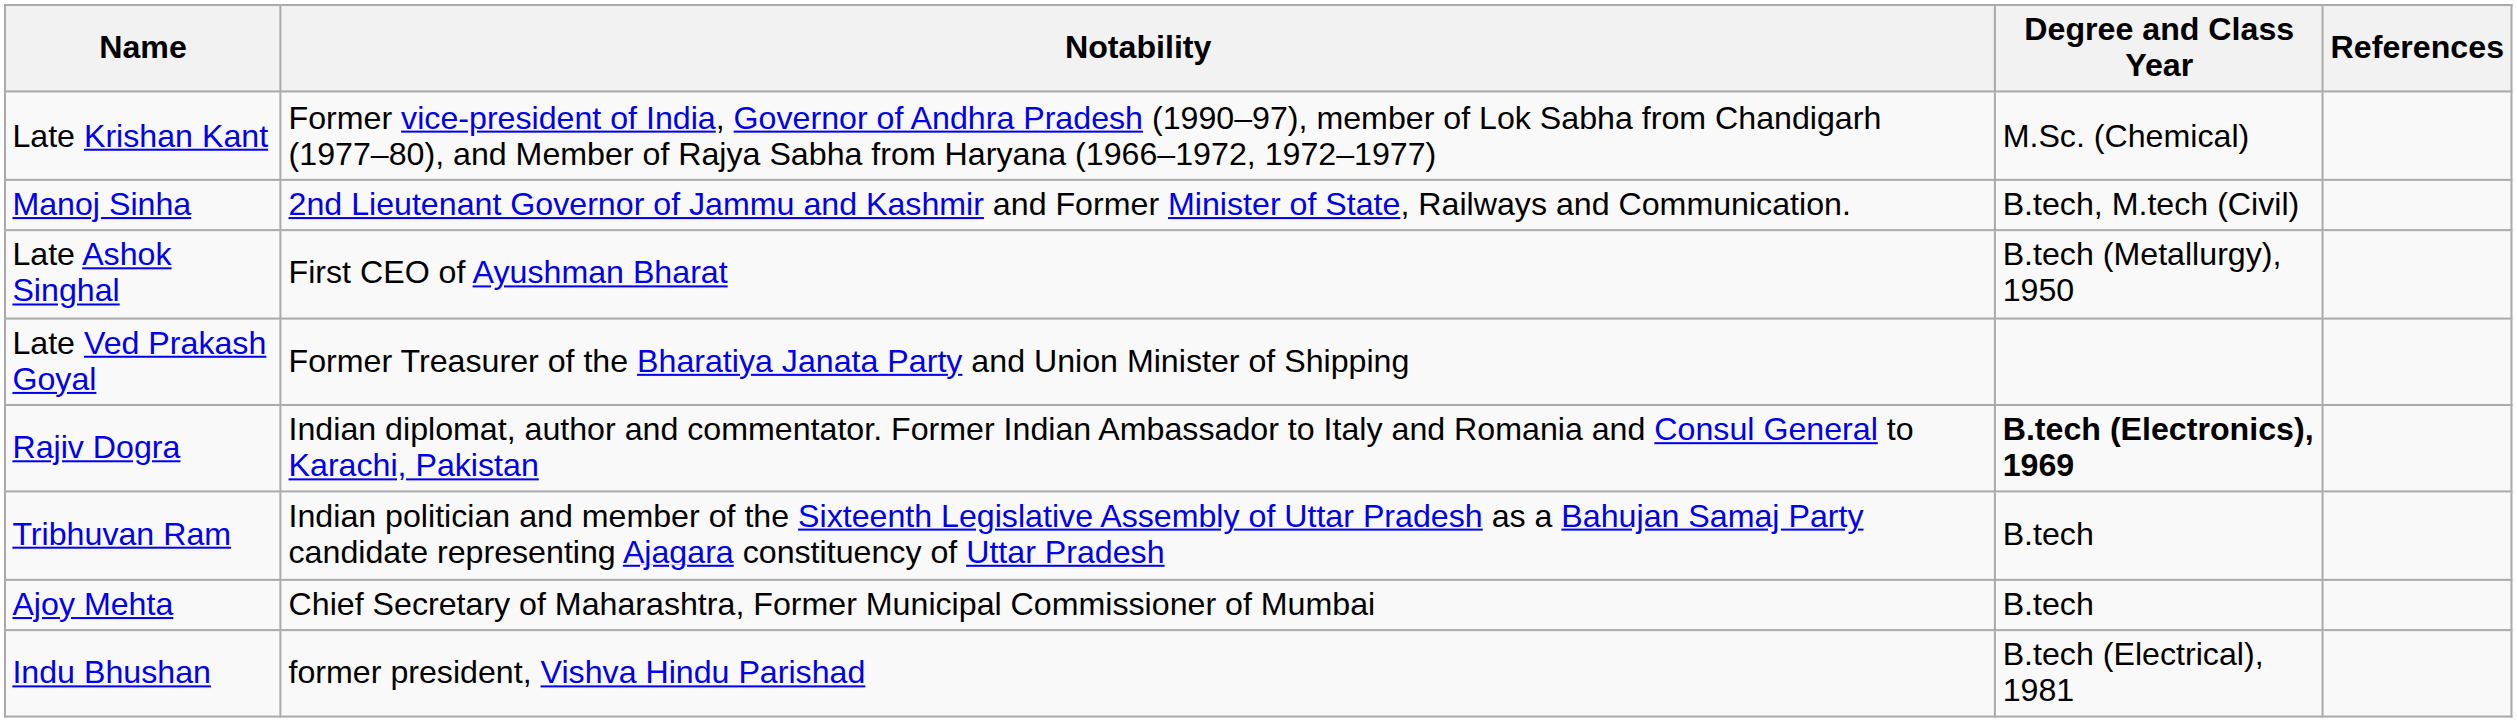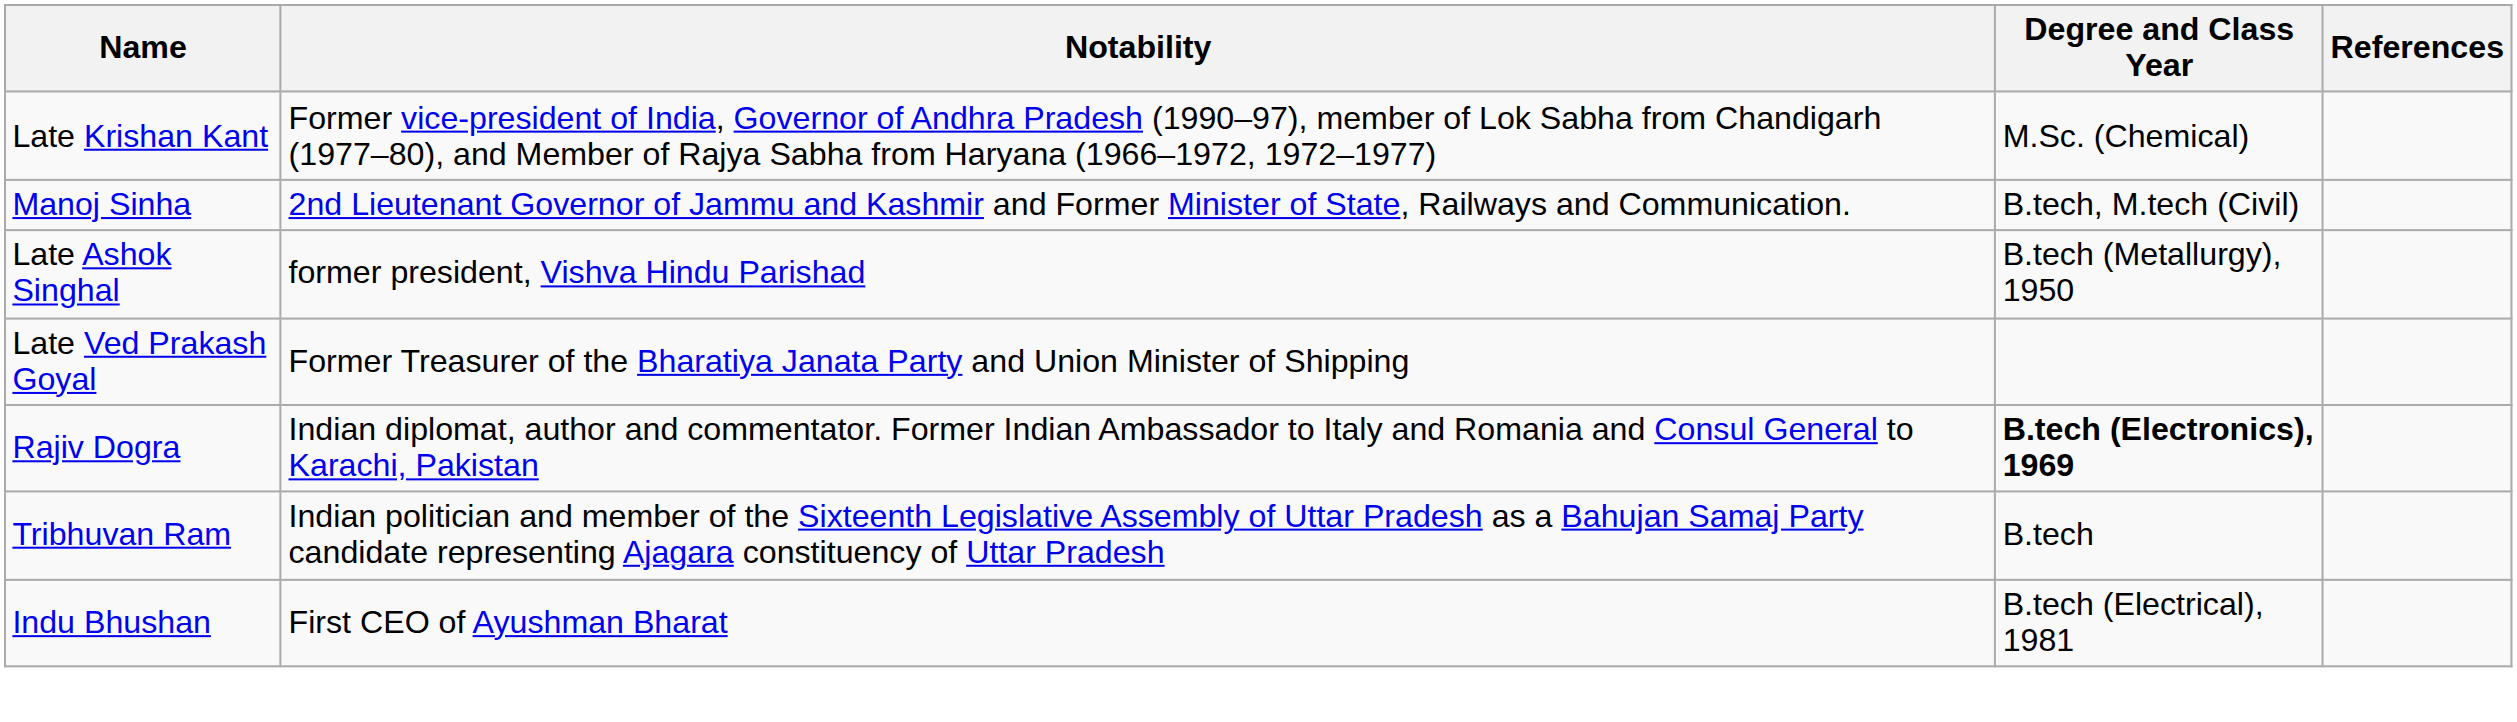(508, 273) First CEO of Ayushman Bharat -> (577, 273) former president, Vishva Hindu Parishad
- row: (93, 604)
(577, 673) former president, Vishva Hindu Parishad -> (508, 622) First CEO of Ayushman Bharat
